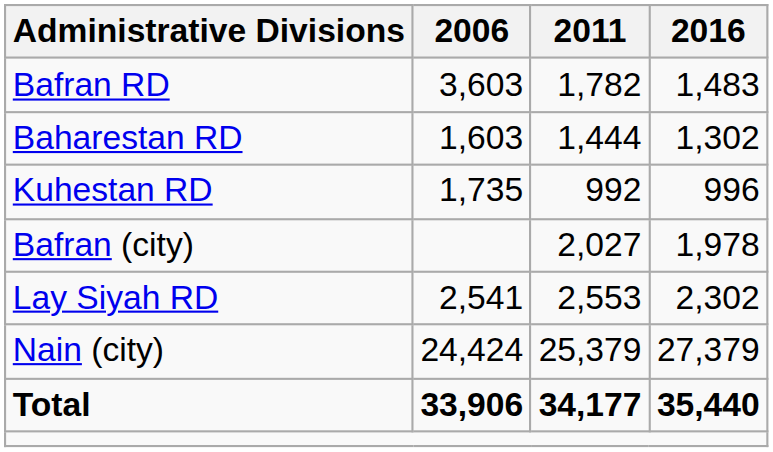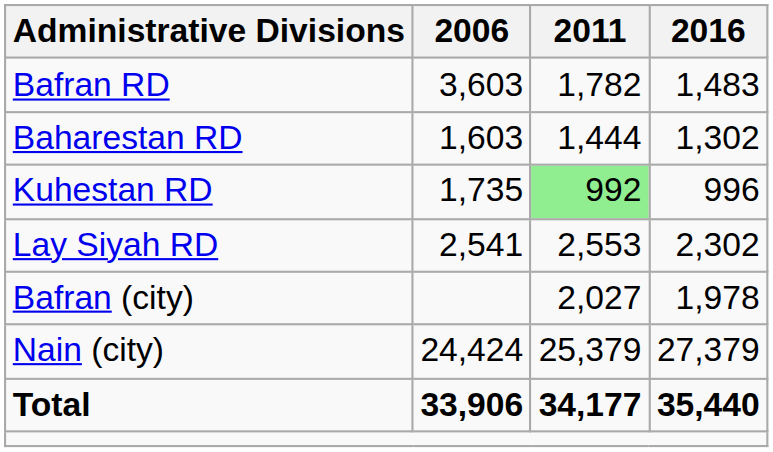(613, 191) no background -> (613, 191) lightgreen background
rows swapped: (116, 297) <-> (103, 244)
